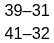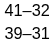rows swapped: (27, 33) <-> (27, 11)
